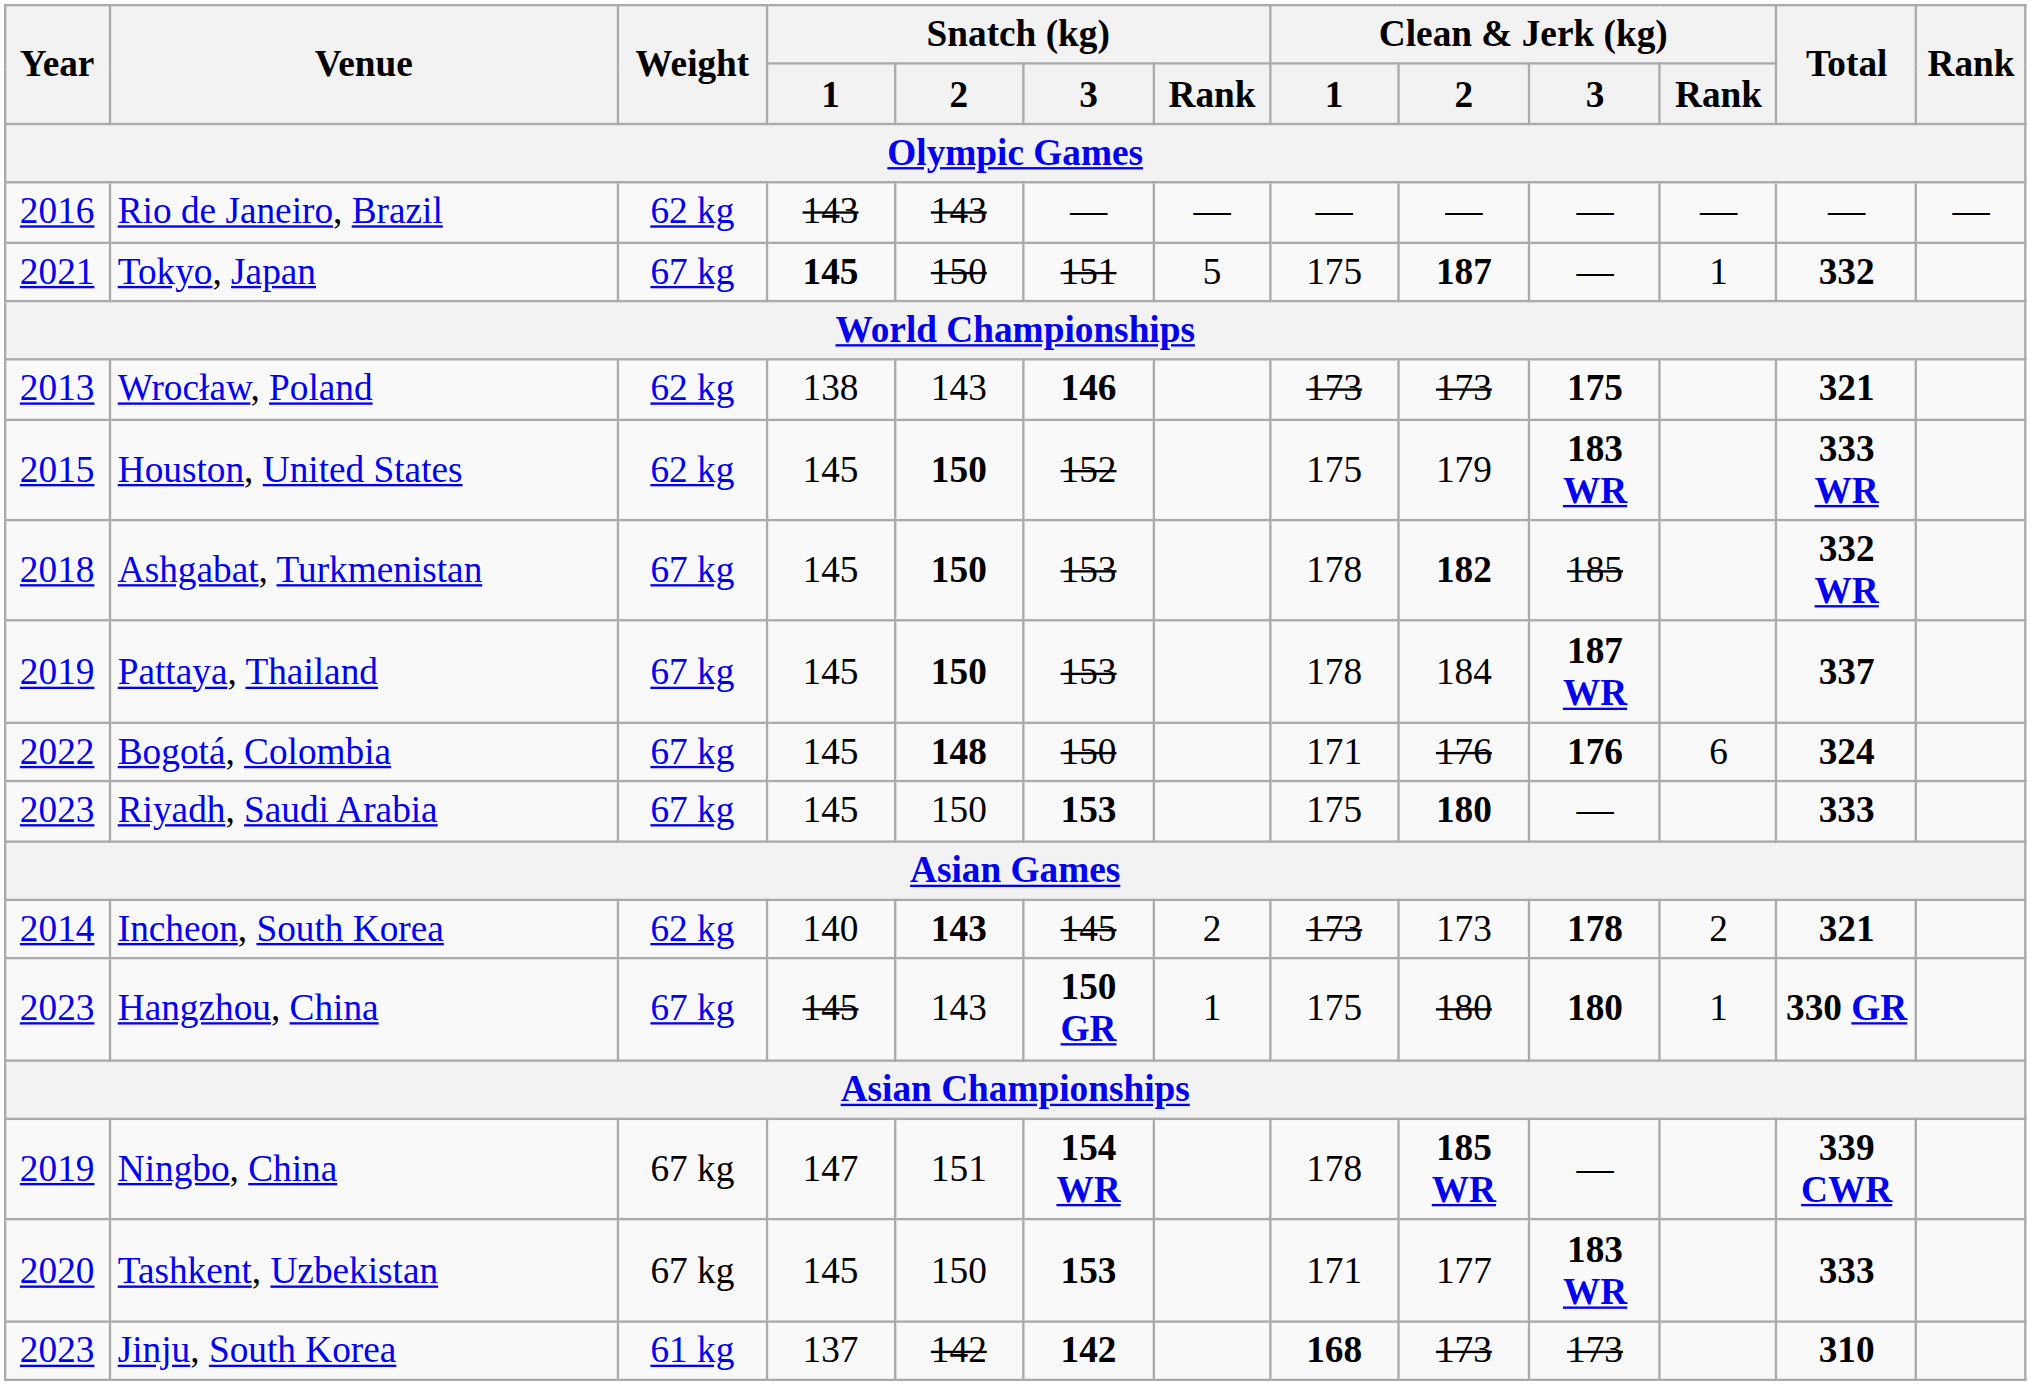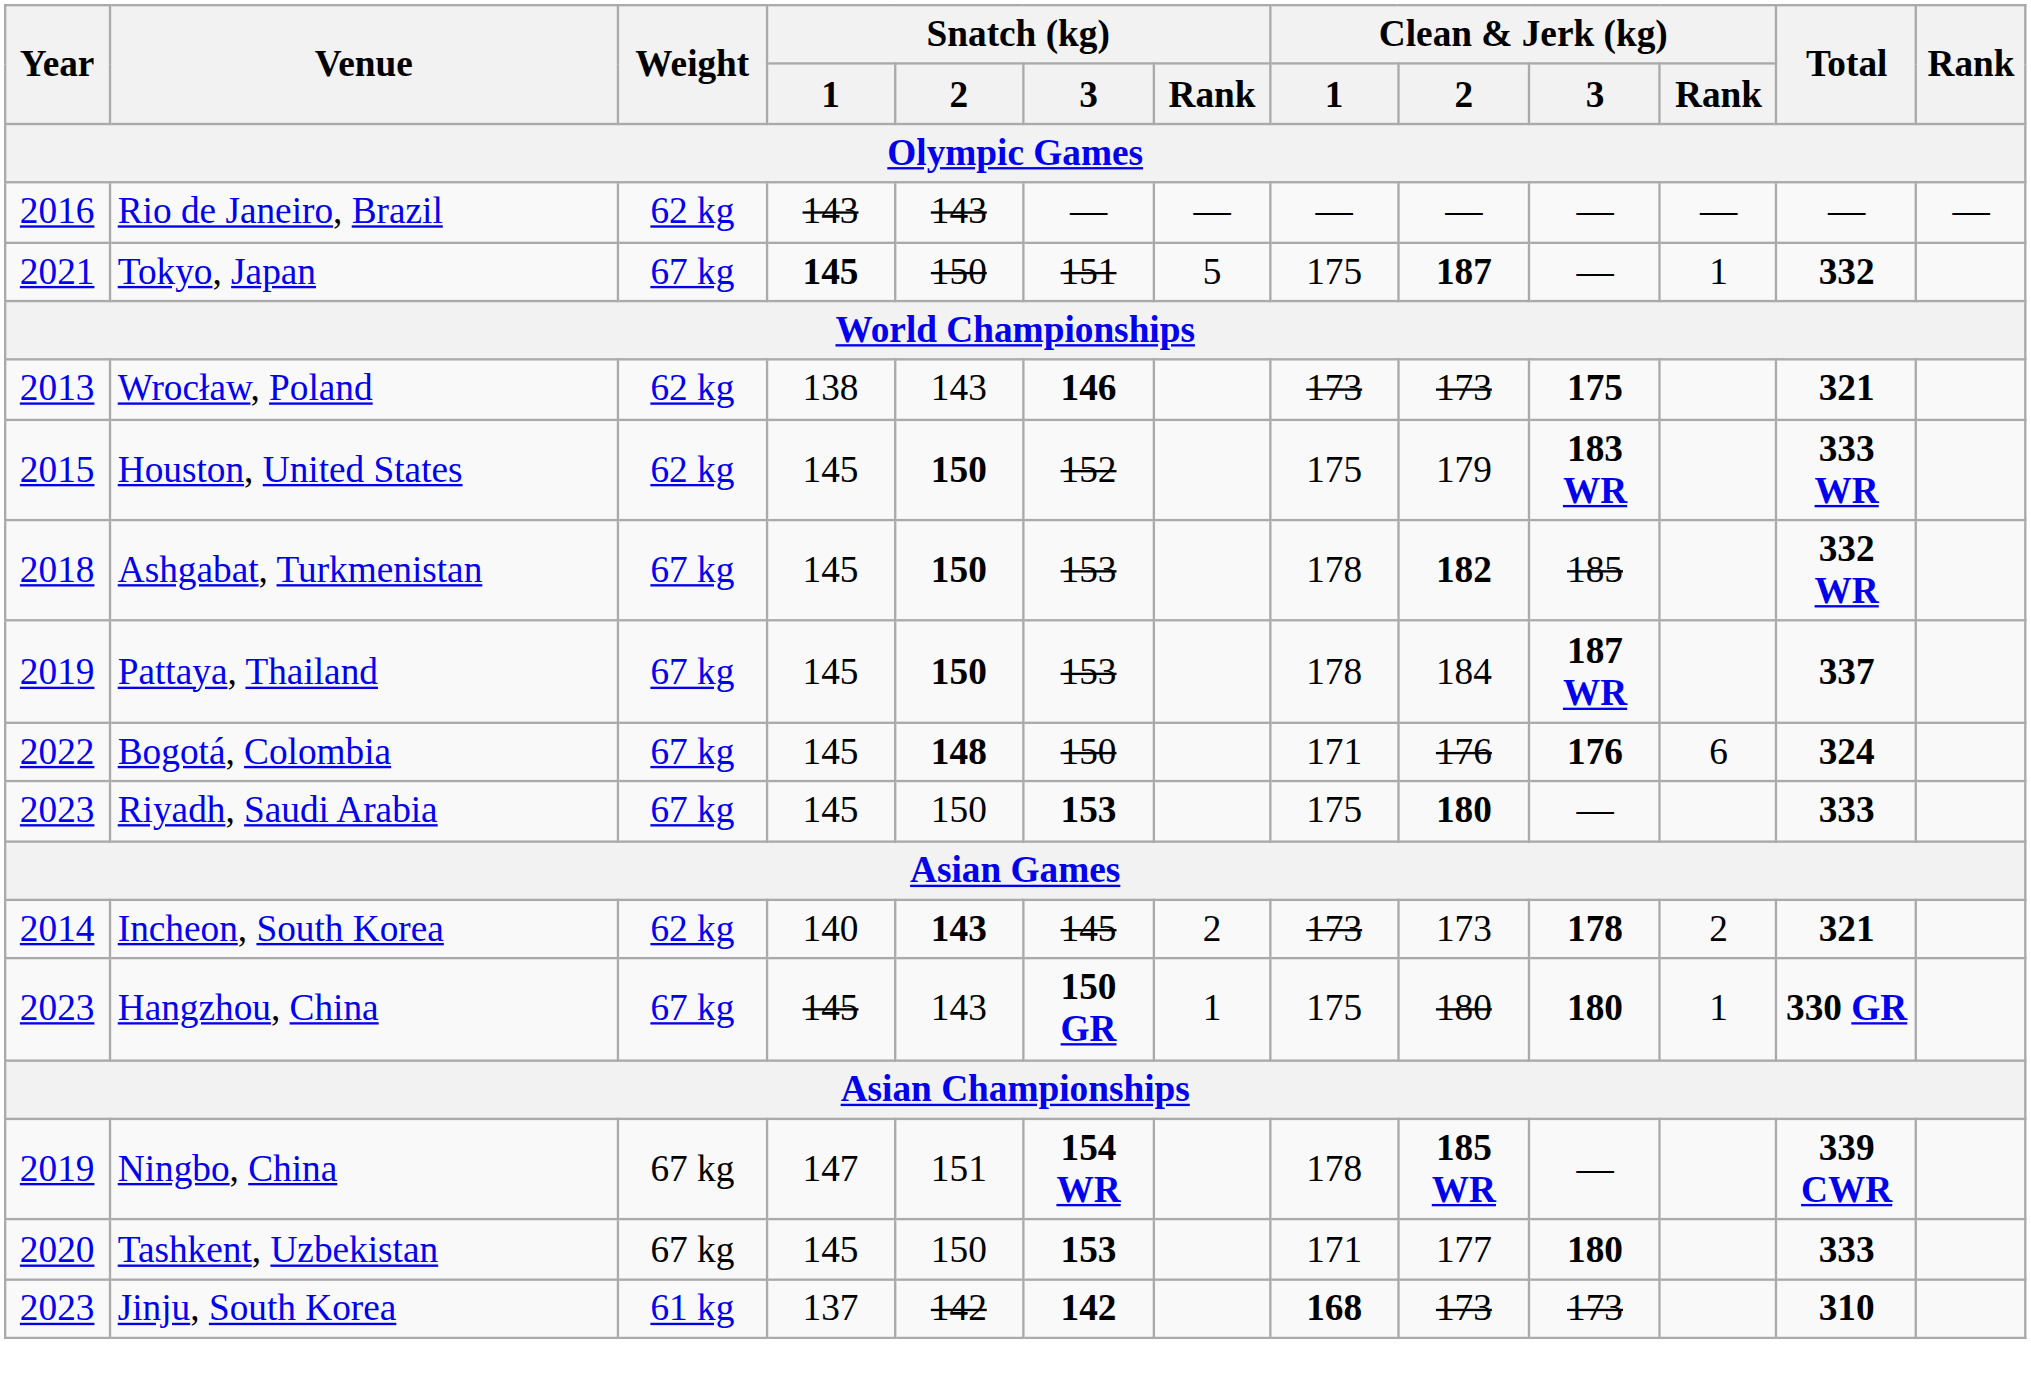(1595, 1269) 183 WR -> (1595, 1248) 180
